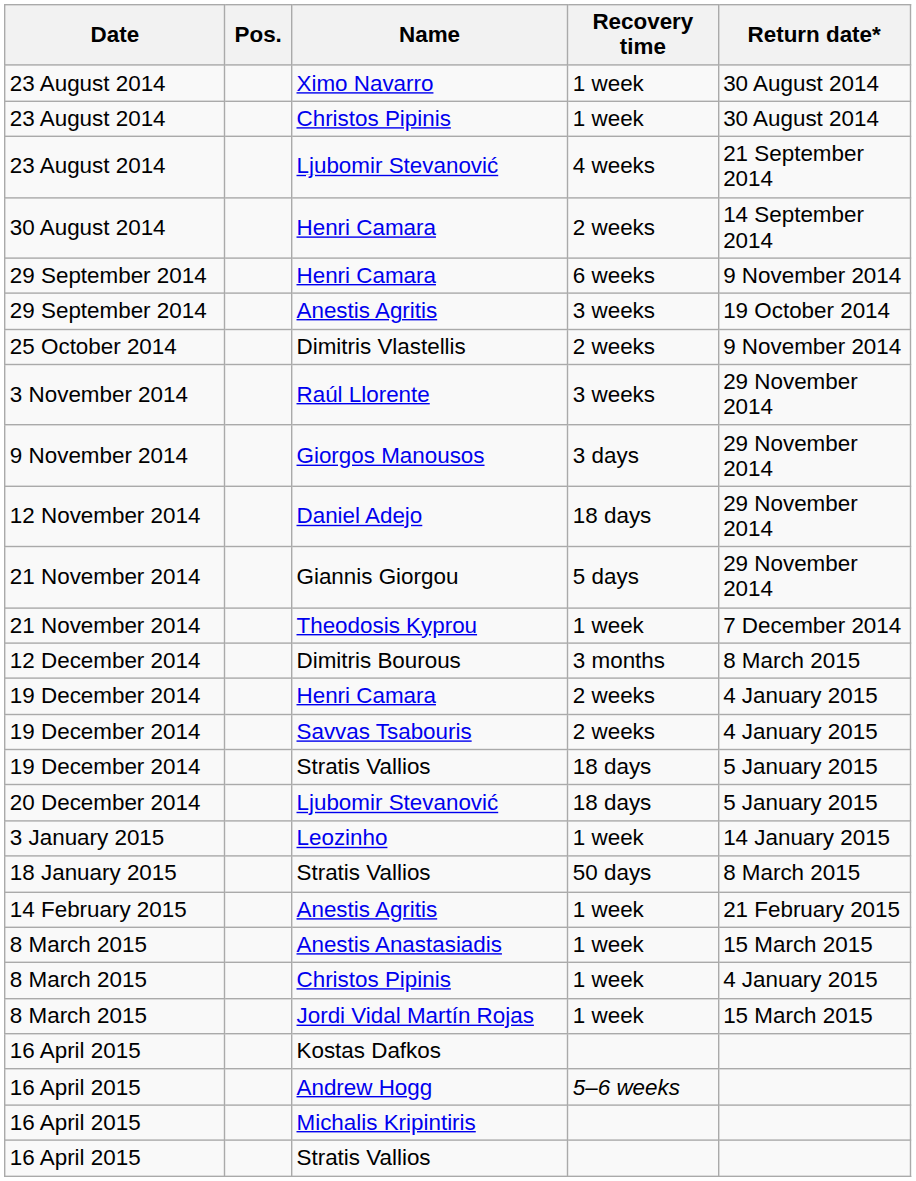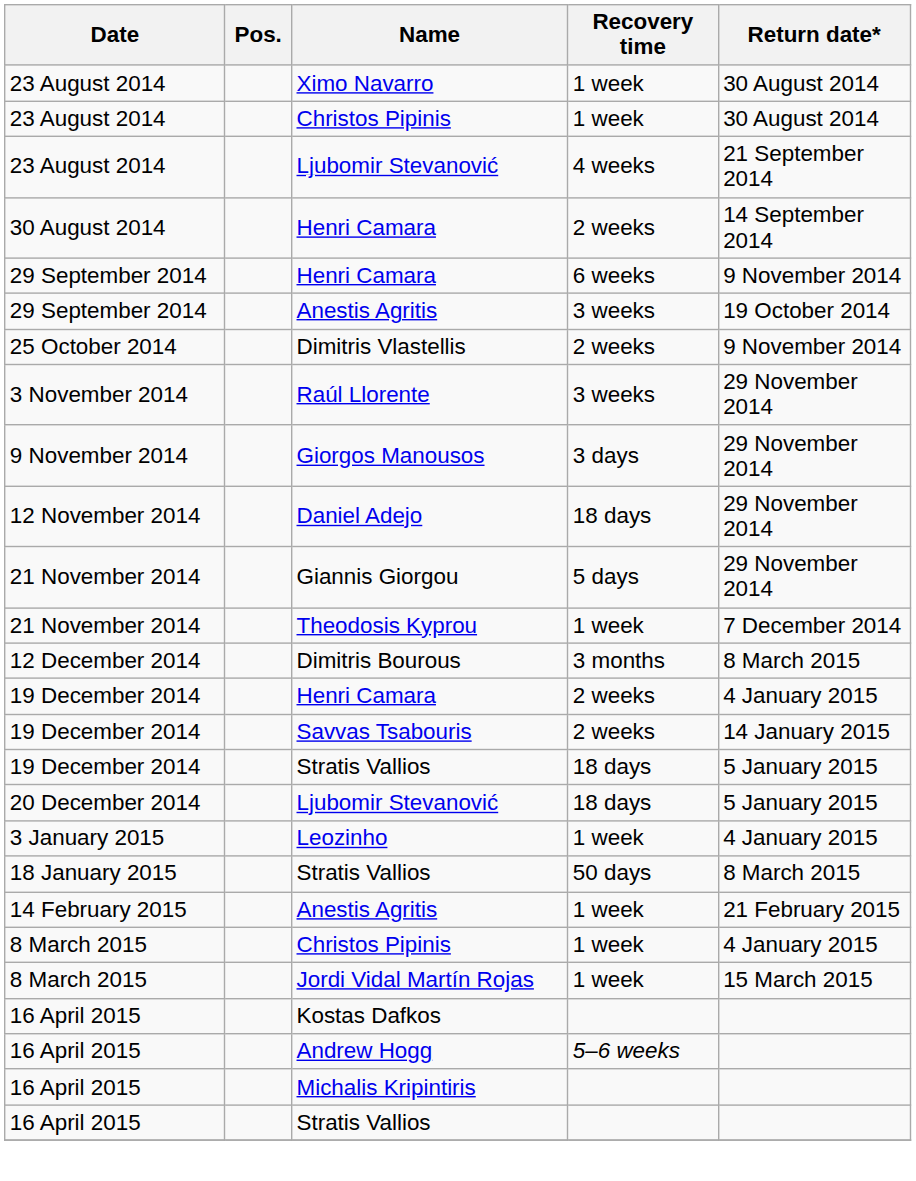(800, 731) 4 January 2015 -> (807, 731) 14 January 2015
(807, 838) 14 January 2015 -> (800, 838) 4 January 2015
- row: (78, 944)
